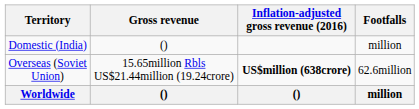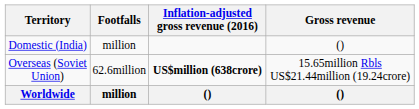columns swapped: (164, 20) <-> (385, 20)
